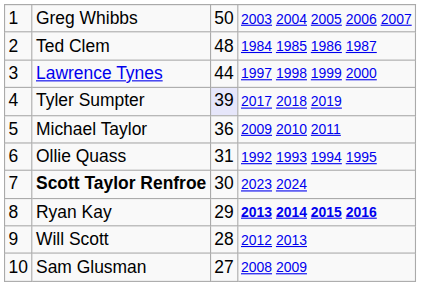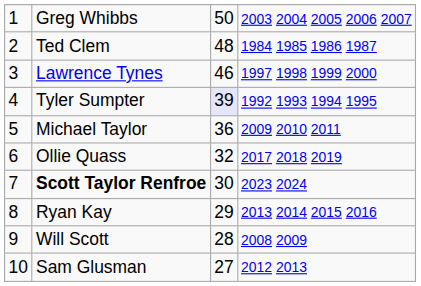(224, 73) 44 -> (224, 73) 46
(291, 101) 2017 2018 2019 -> (309, 101) 1992 1993 1994 1995
(224, 156) 31 -> (224, 156) 32
(309, 157) 1992 1993 1994 1995 -> (291, 157) 2017 2018 2019
(309, 212) bold -> (309, 212) normal
(274, 240) 2012 2013 -> (274, 240) 2008 2009
(274, 267) 2008 2009 -> (274, 267) 2012 2013
